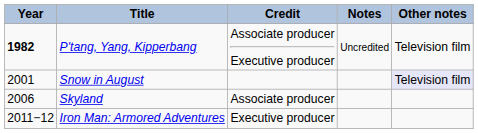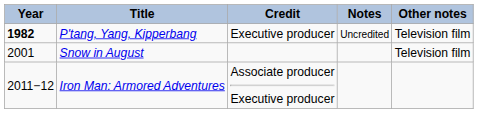(282, 47) Associate producer Executive producer -> (282, 33) Executive producer
(433, 80) lavender background -> (433, 53) no background
- row: (81, 99)
(282, 119) Executive producer -> (282, 86) Associate producer Executive producer
